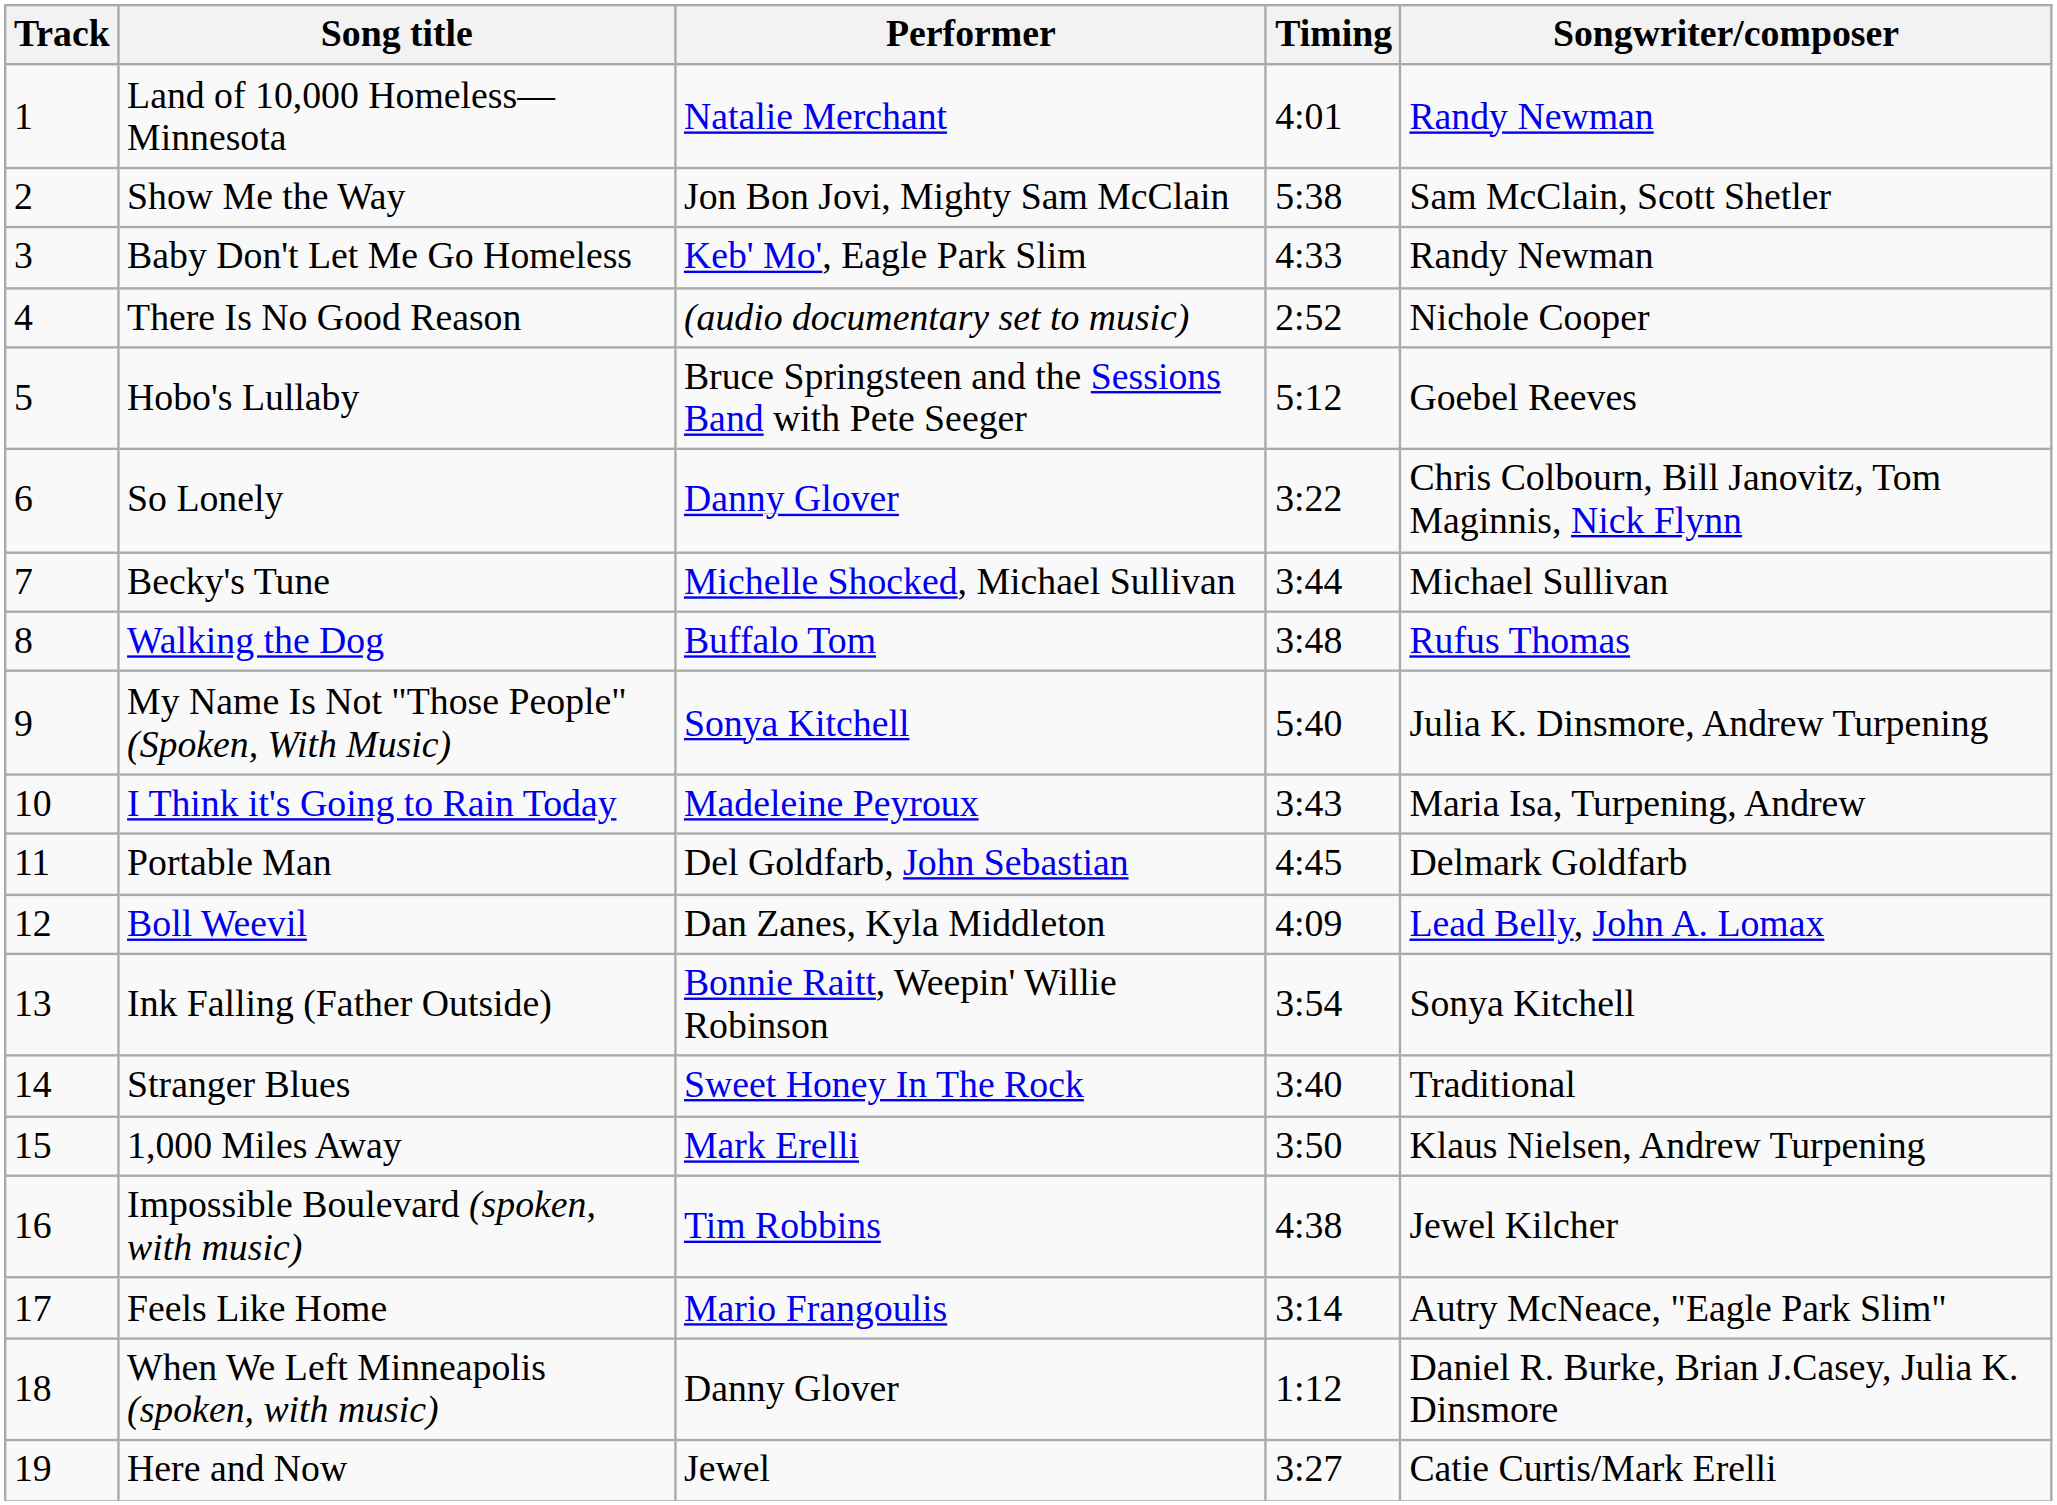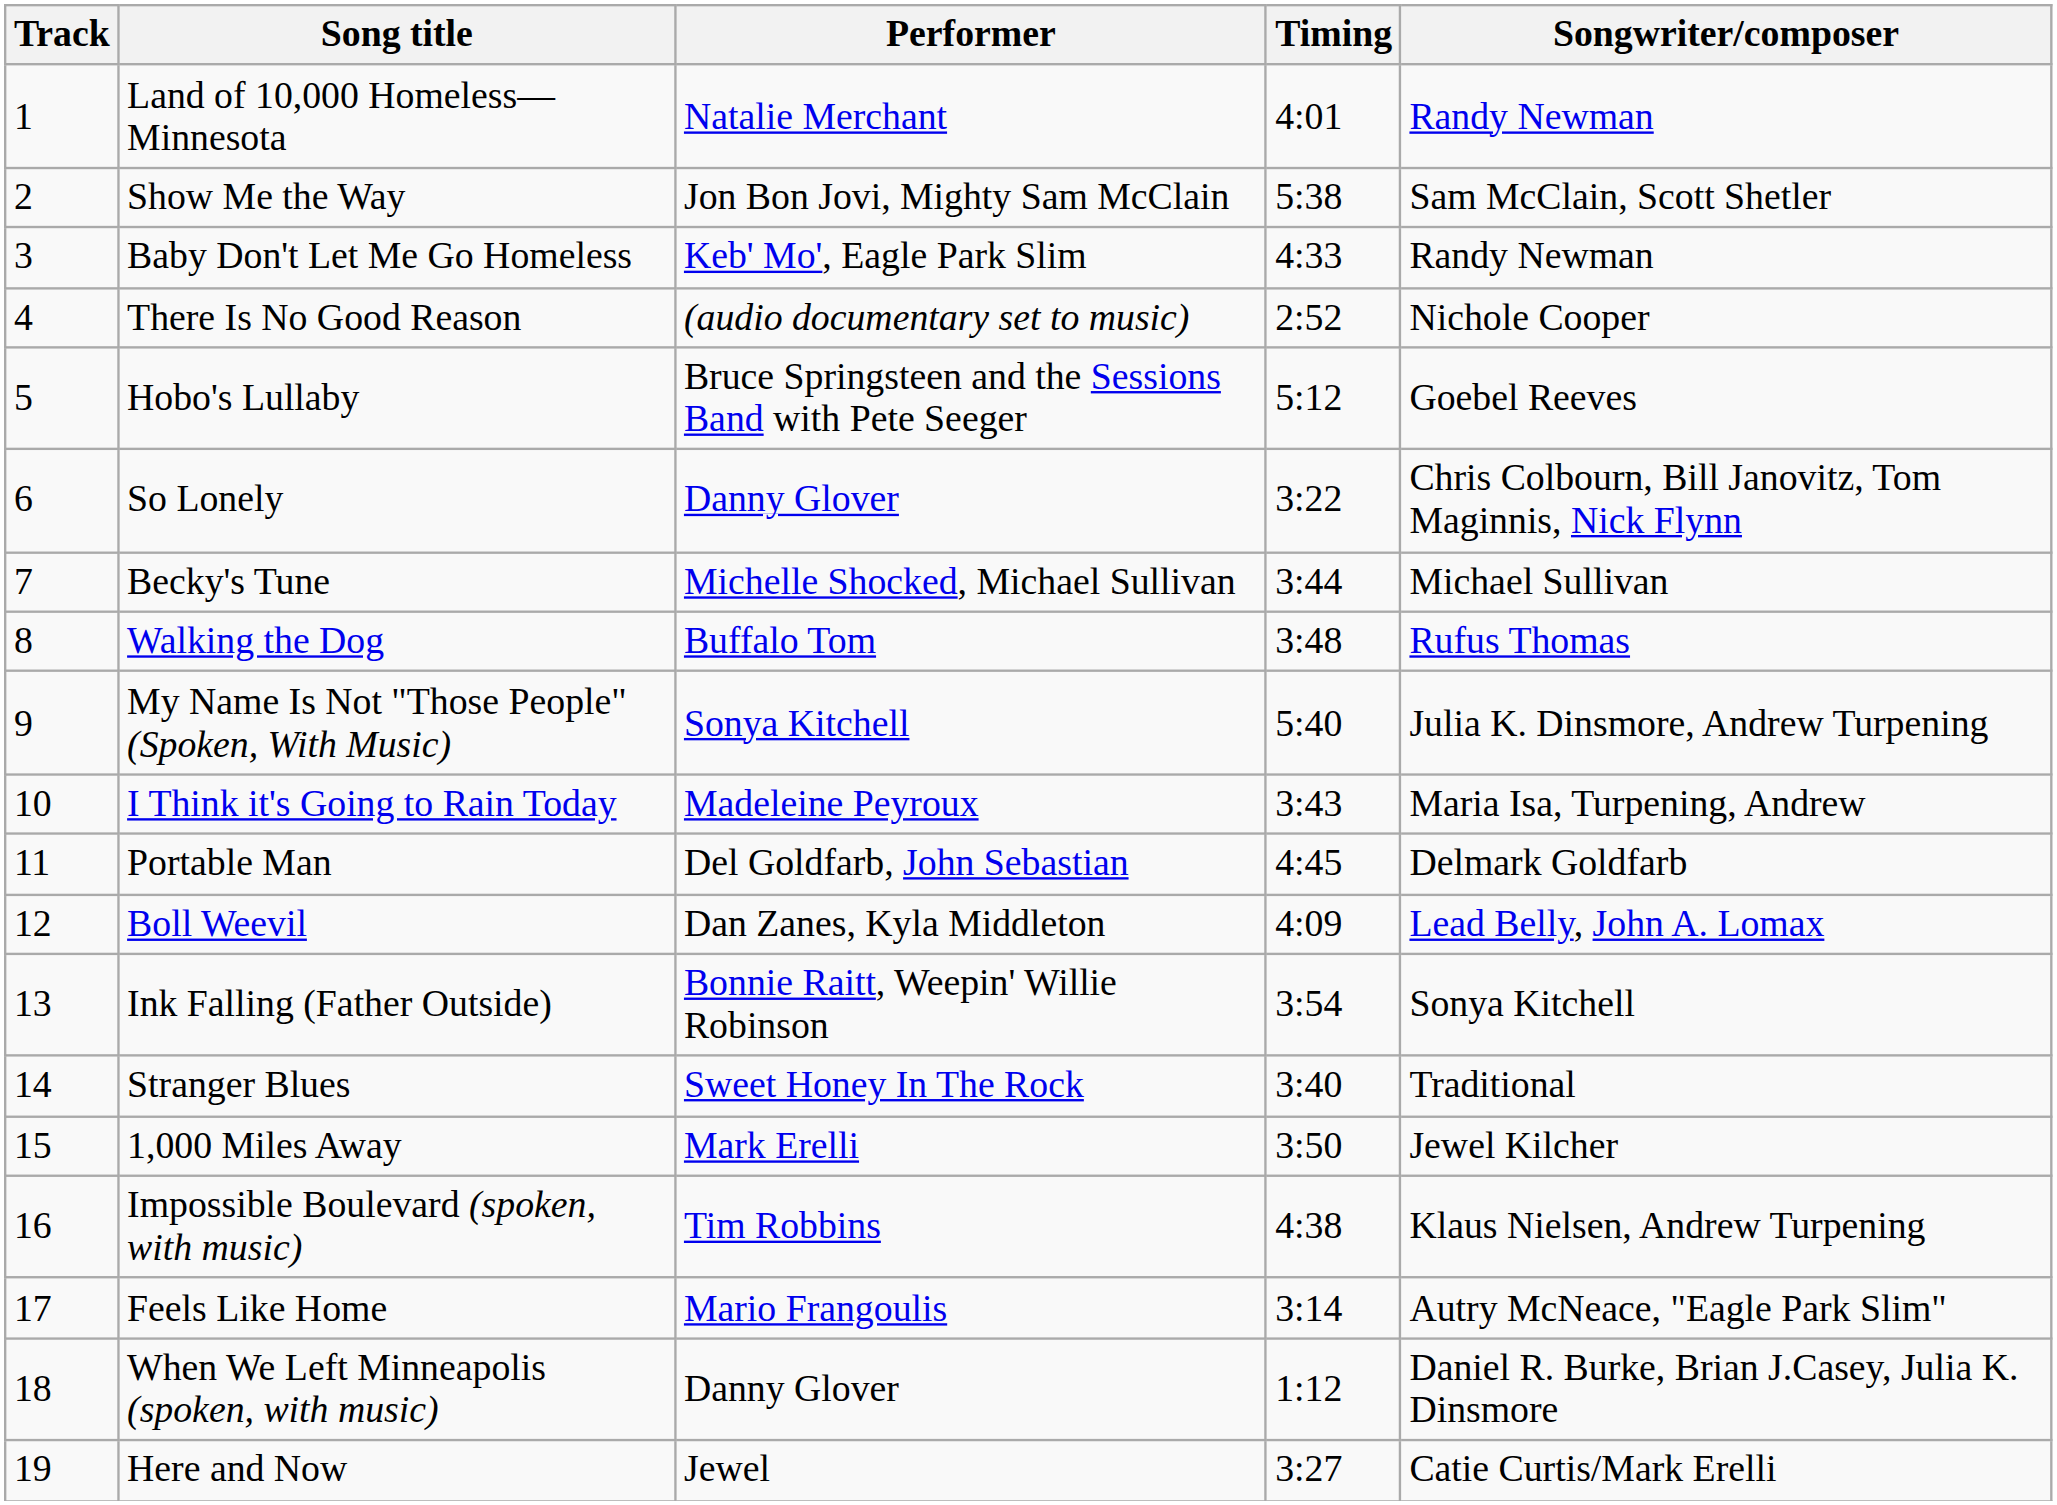(1667, 1145) Klaus Nielsen, Andrew Turpening -> (1514, 1145) Jewel Kilcher
(1514, 1226) Jewel Kilcher -> (1667, 1226) Klaus Nielsen, Andrew Turpening
